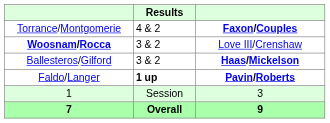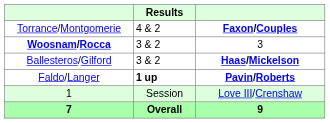(260, 45) Love III/Crenshaw -> (260, 45) 3
(260, 93) 3 -> (260, 93) Love III/Crenshaw
